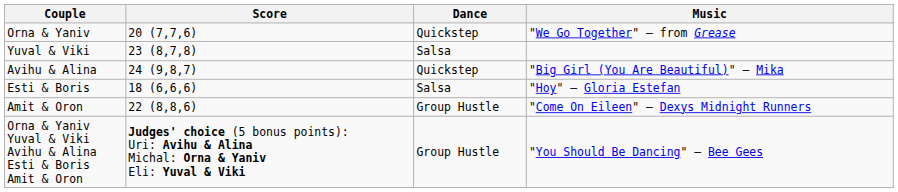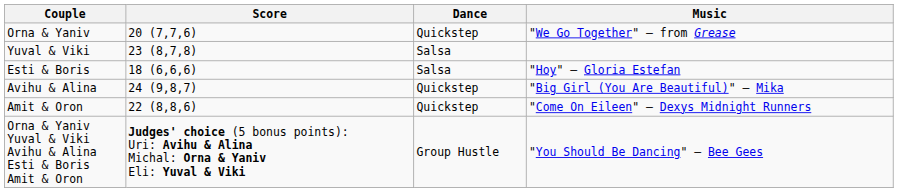rows swapped: (52, 70) <-> (48, 88)
(458, 107) Group Hustle -> (447, 107) Quickstep
